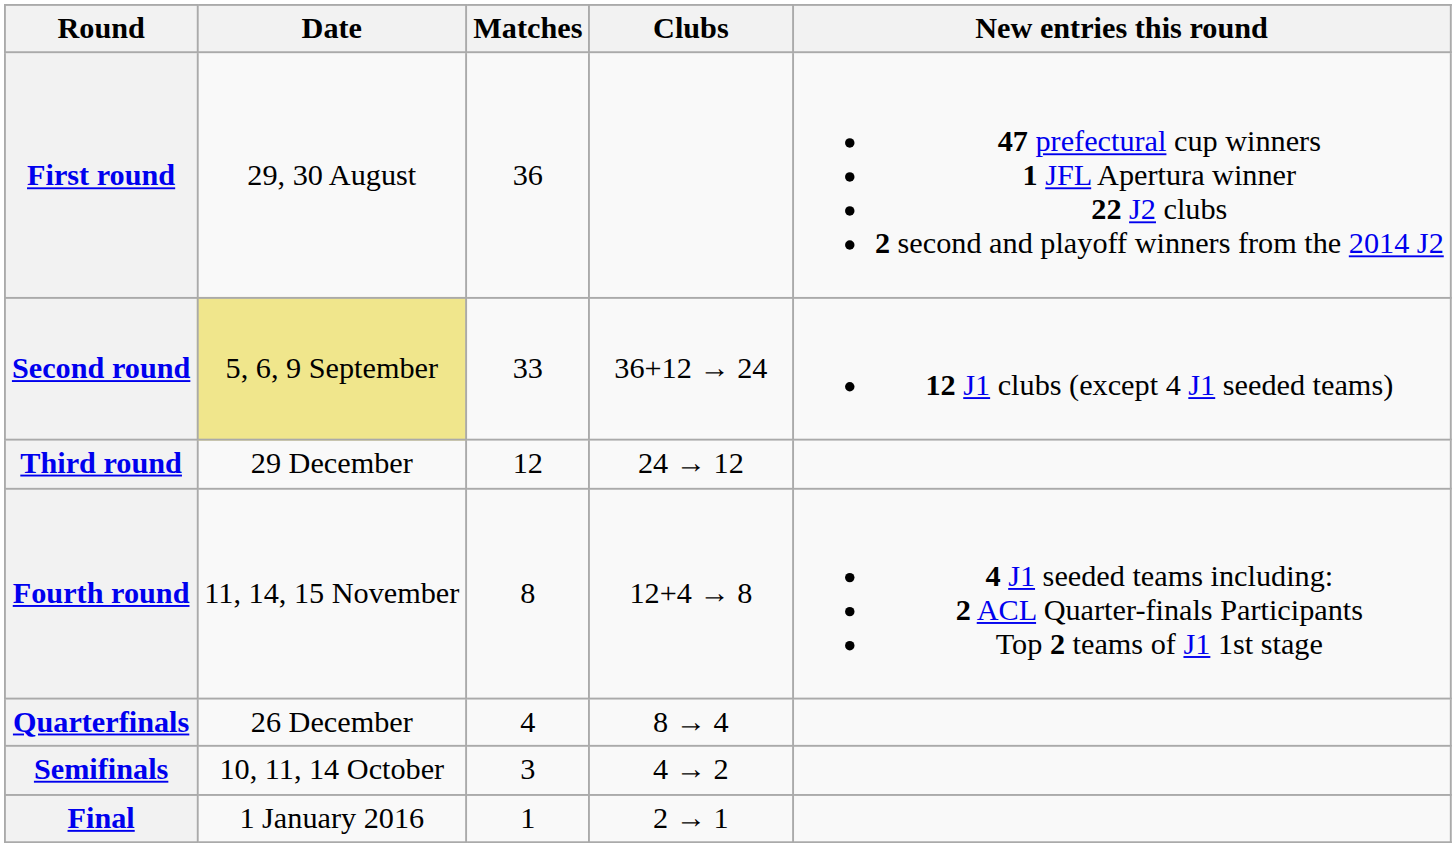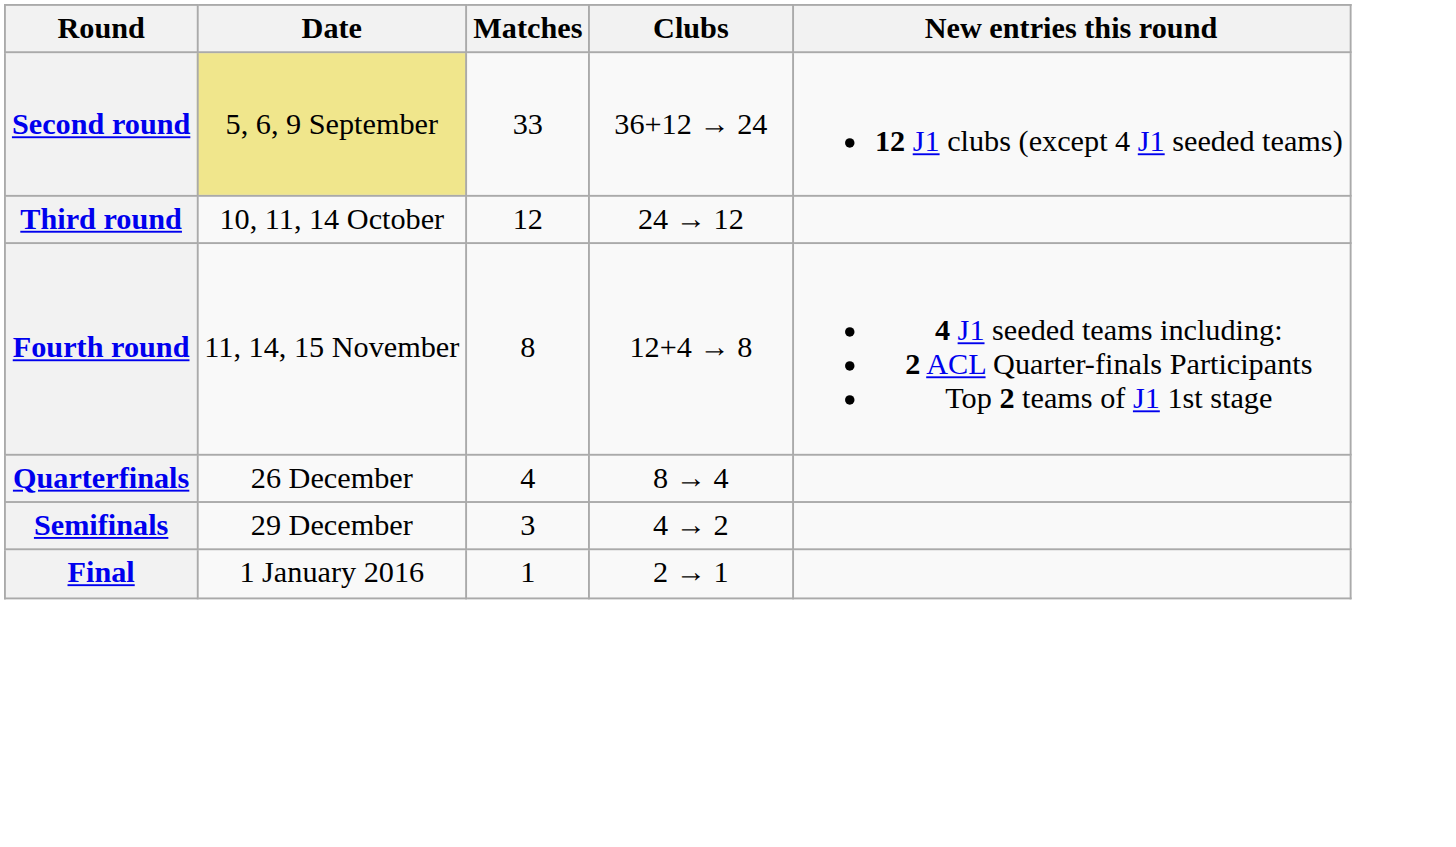- row: (101, 174)
(332, 463) 29 December -> (332, 218) 10, 11, 14 October
(332, 769) 10, 11, 14 October -> (332, 525) 29 December
